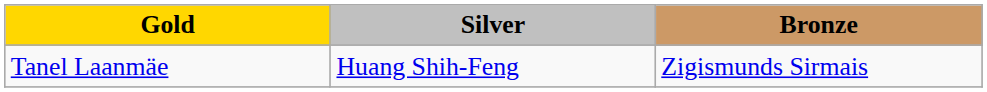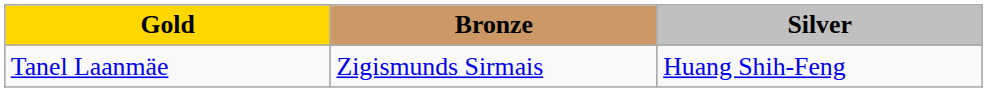columns swapped: (493, 24) <-> (819, 24)
